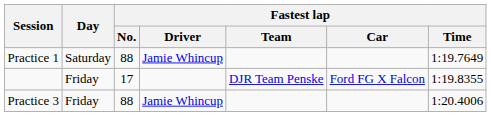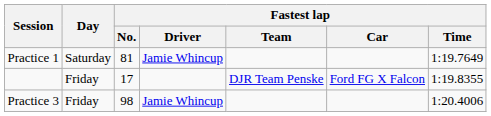(127, 58) 88 -> (127, 58) 81
(127, 101) 88 -> (127, 101) 98
